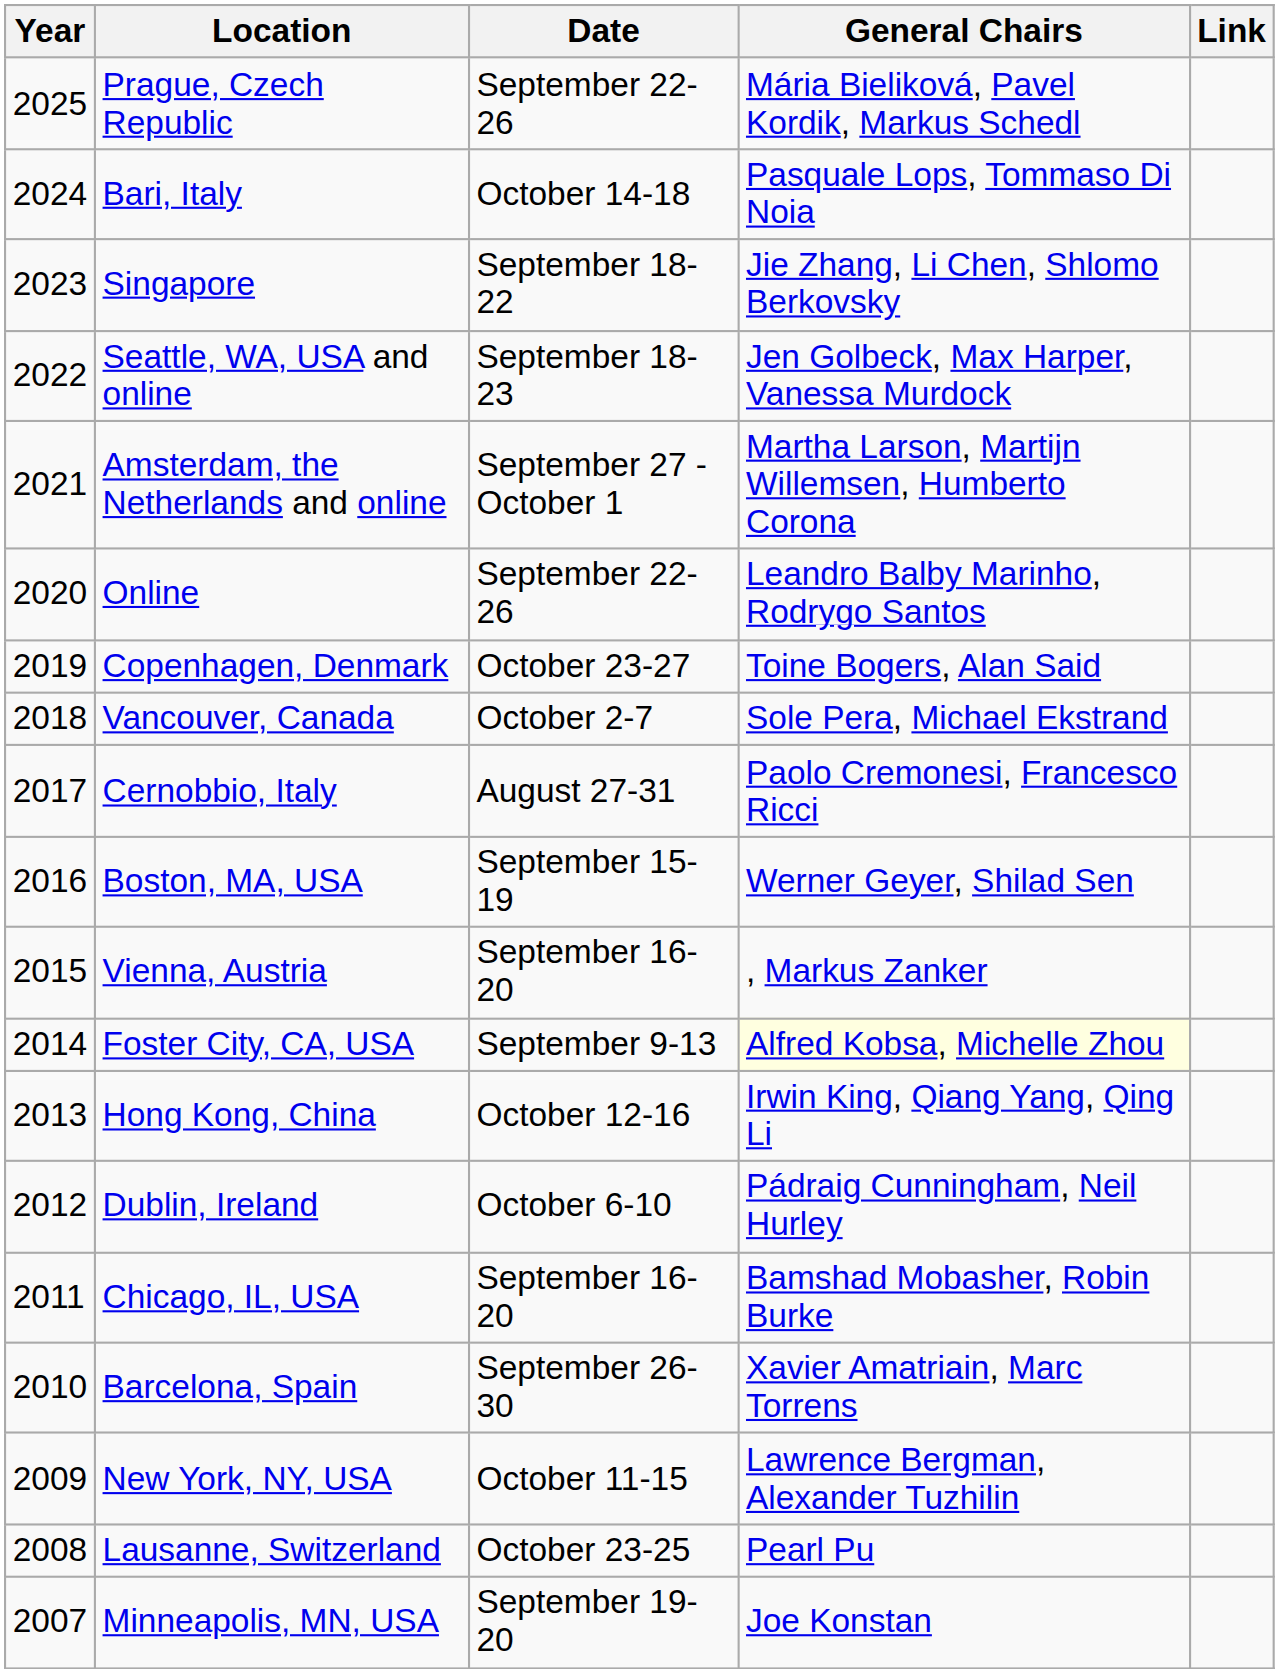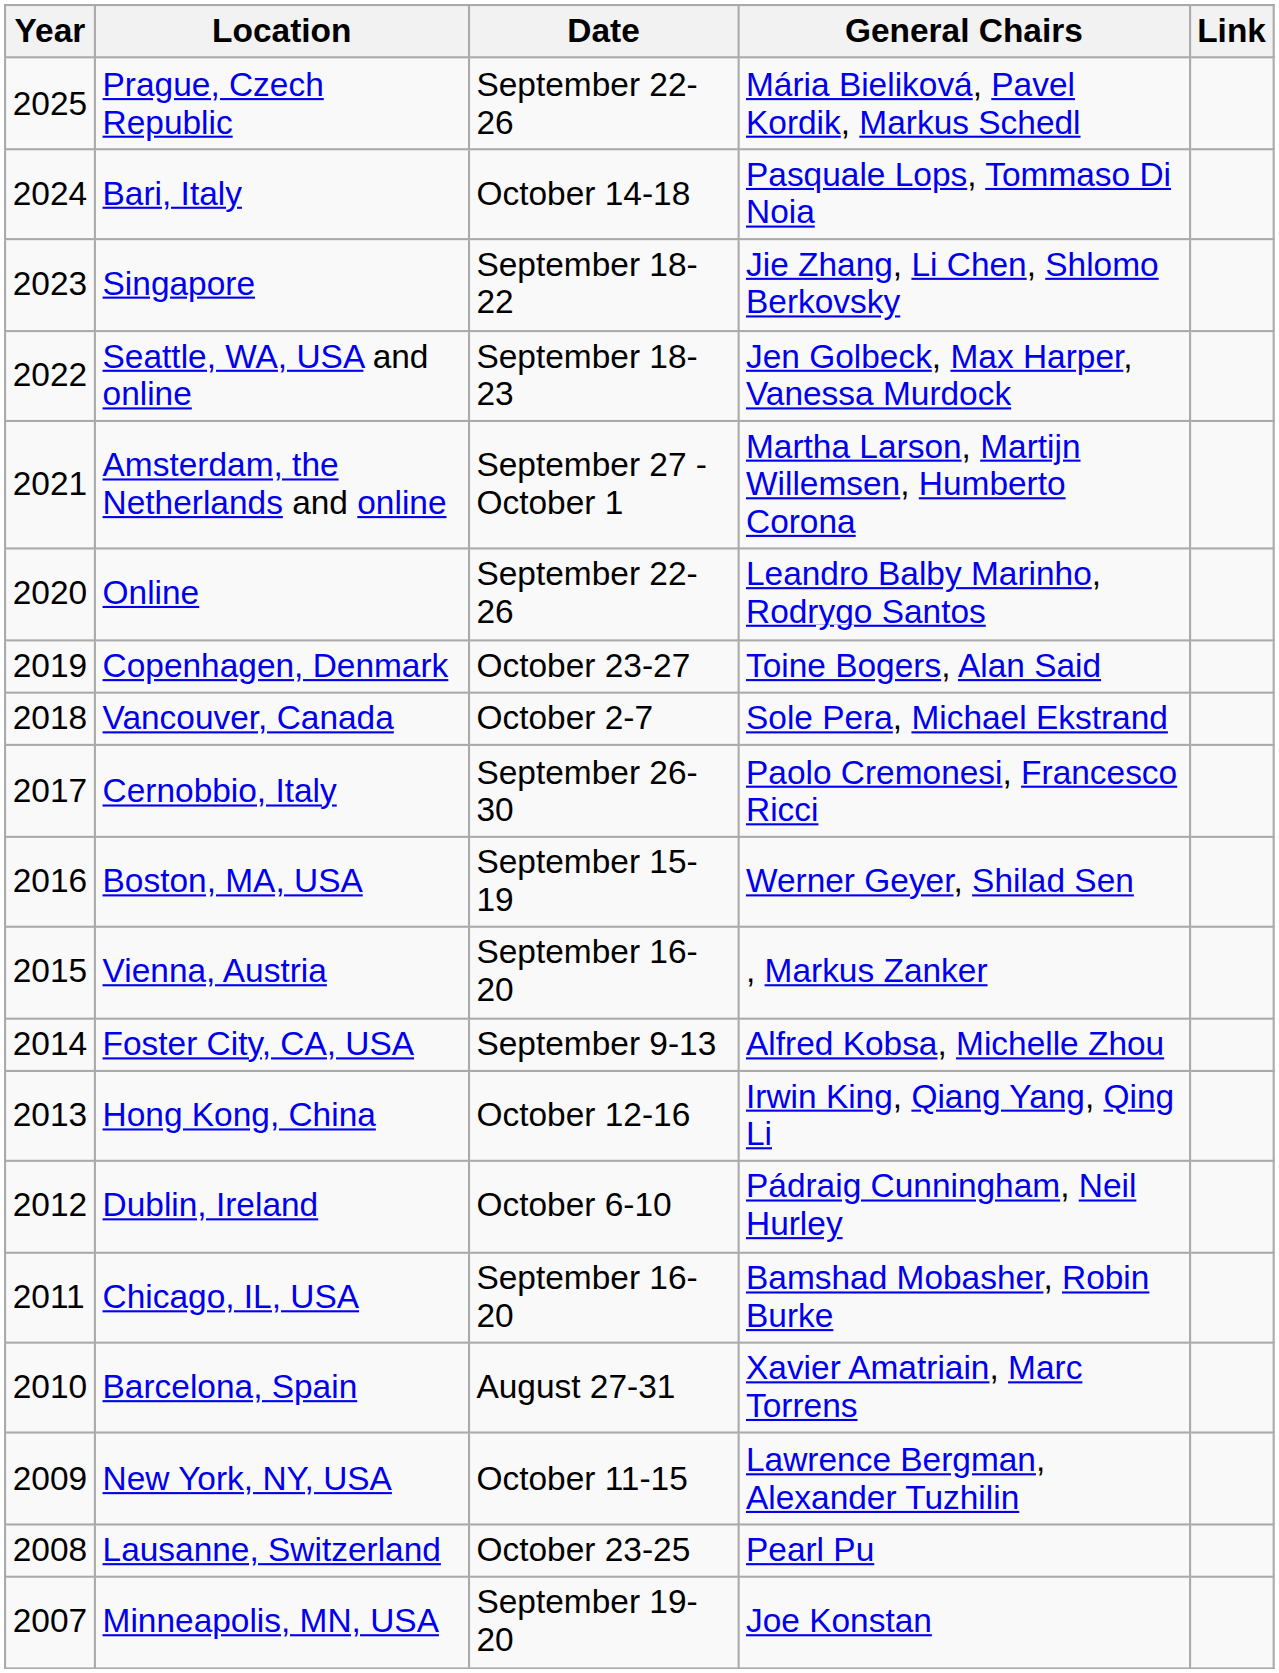(576, 790) August 27-31 -> (587, 790) September 26-30
(955, 1043) lightyellow background -> (955, 1043) no background
(587, 1387) September 26-30 -> (576, 1387) August 27-31
